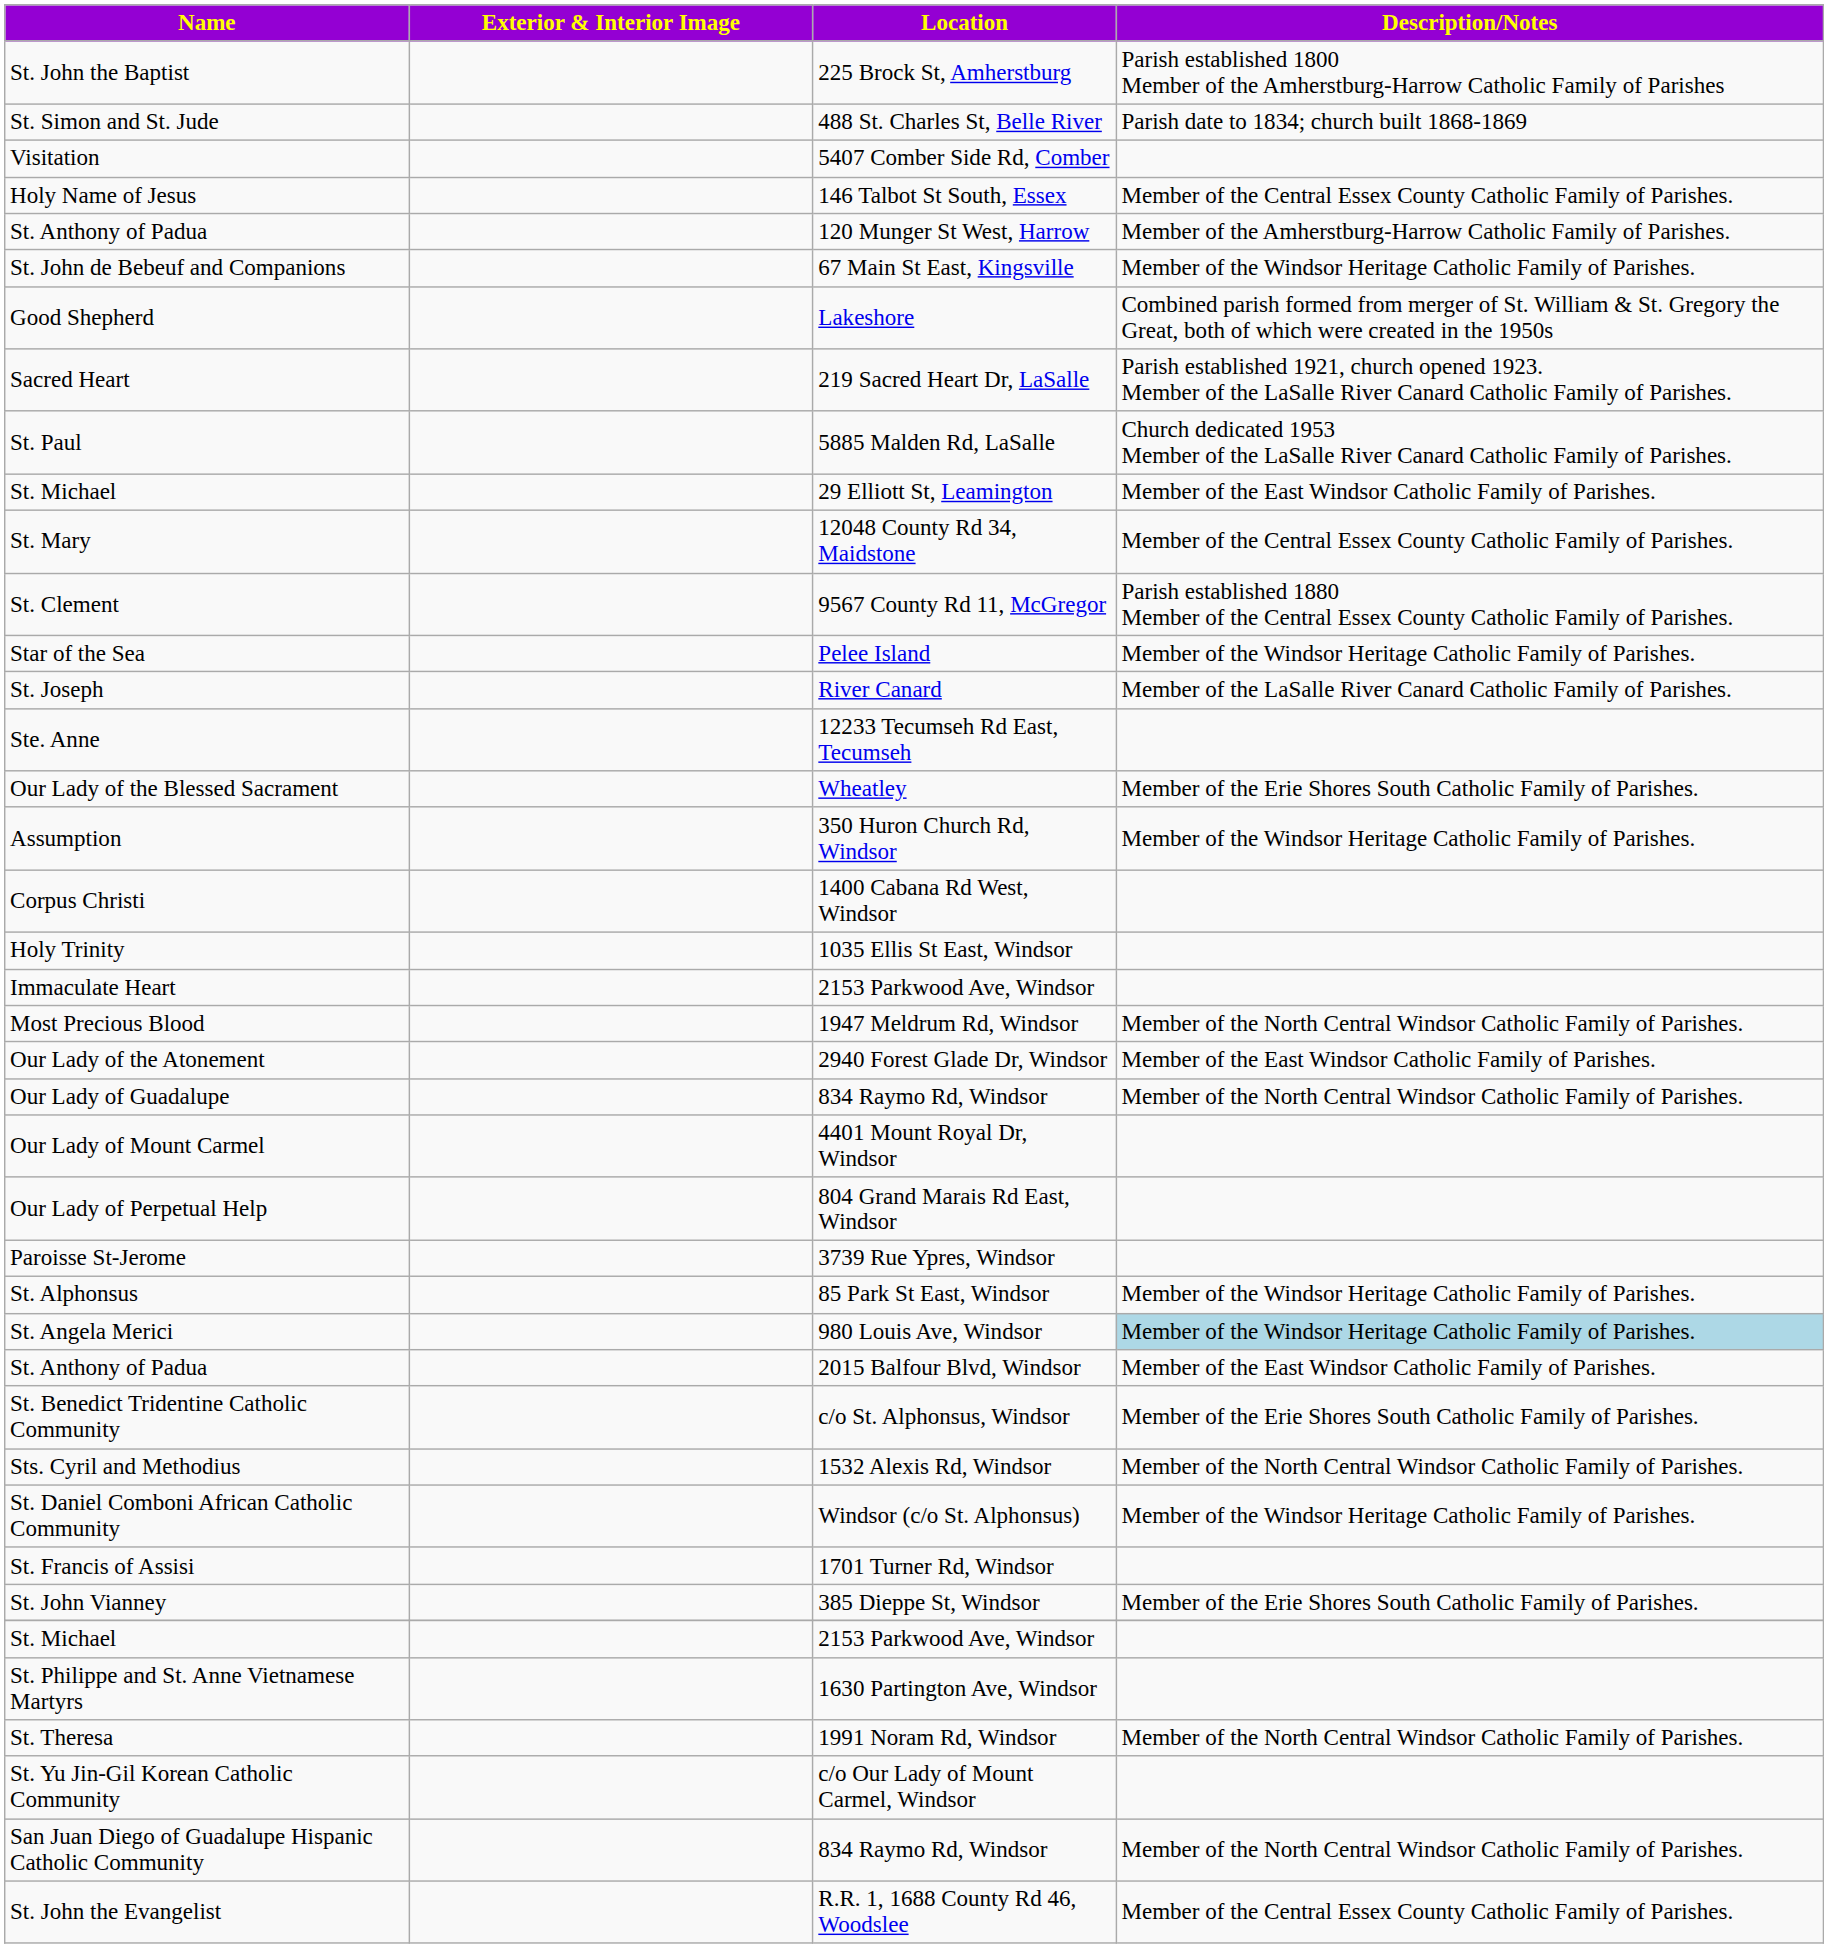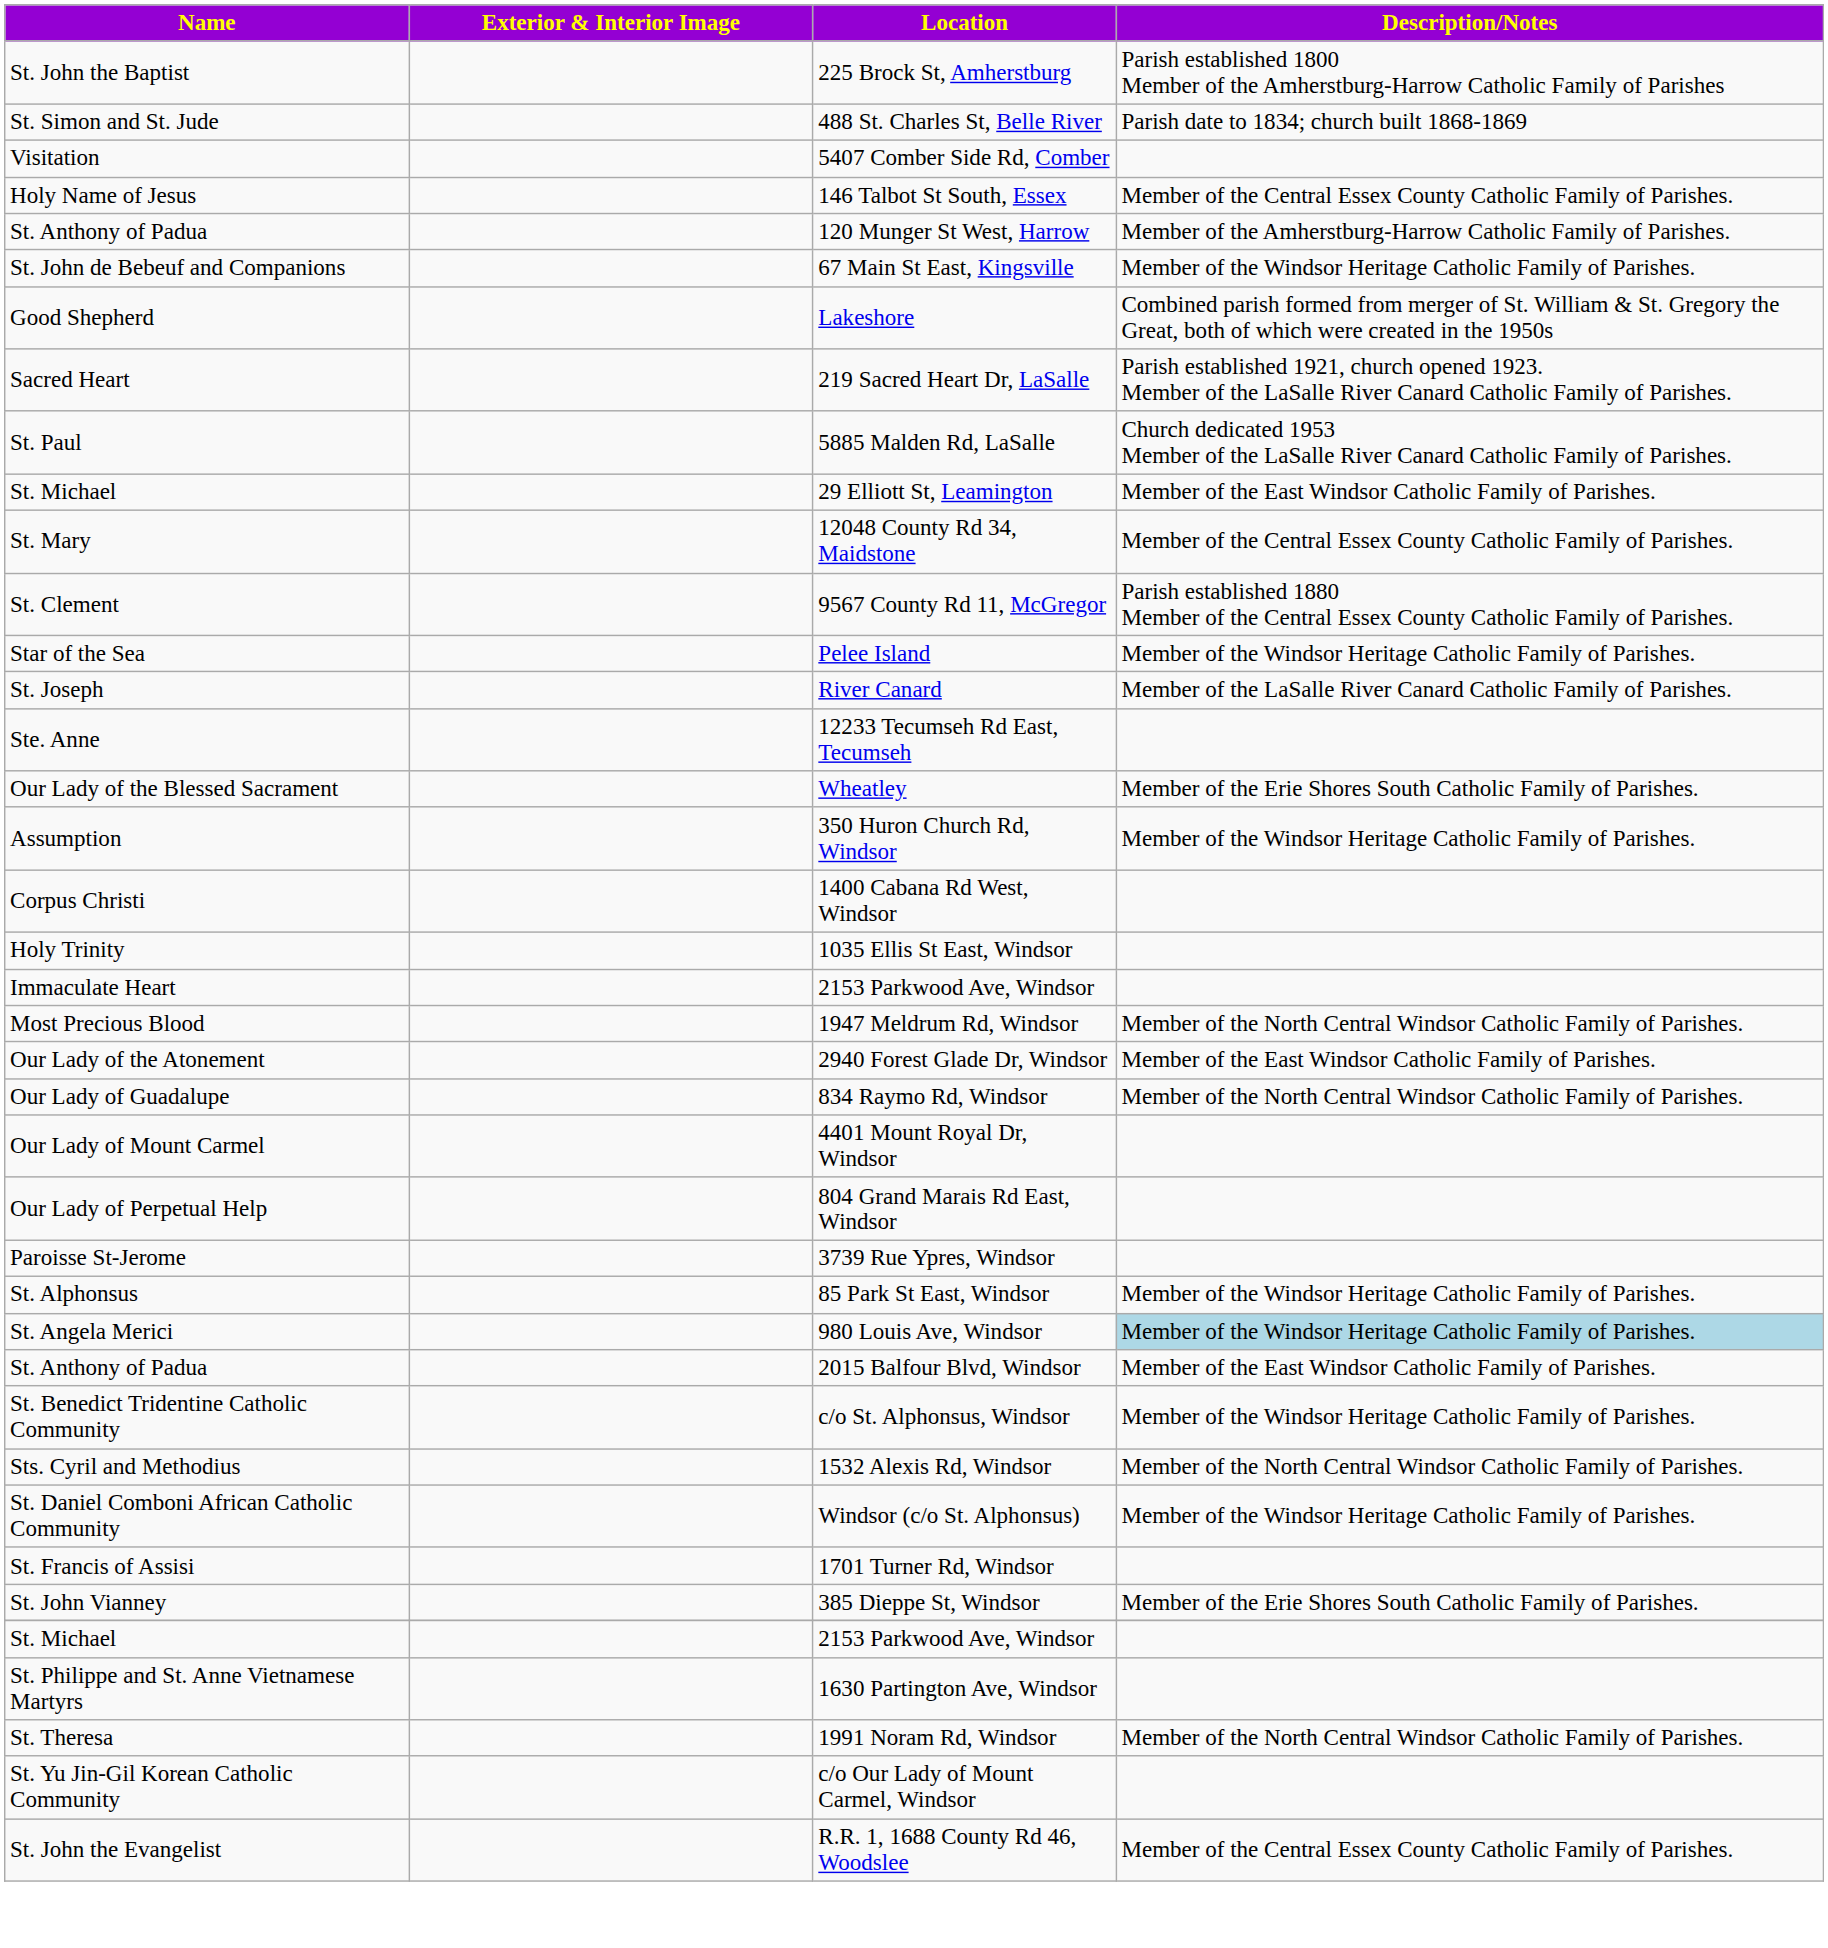(1410, 1417) Member of the Erie Shores South Catholic Family of Parishes. -> (1408, 1417) Member of the Windsor Heritage Catholic Family of Parishes.
- row: (191, 1849)
